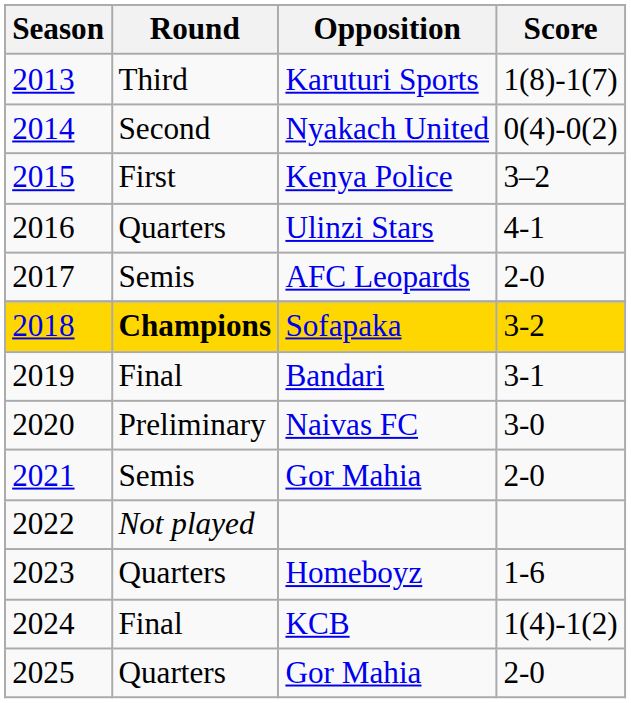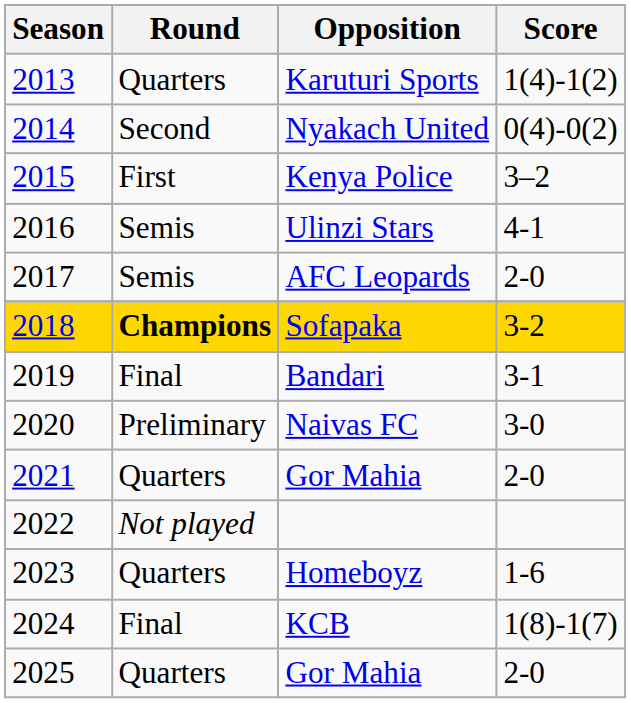(153, 78) Third -> (172, 78) Quarters
(561, 78) 1(8)-1(7) -> (561, 78) 1(4)-1(2)
(172, 227) Quarters -> (157, 227) Semis
(157, 474) Semis -> (172, 474) Quarters
(561, 623) 1(4)-1(2) -> (561, 623) 1(8)-1(7)
